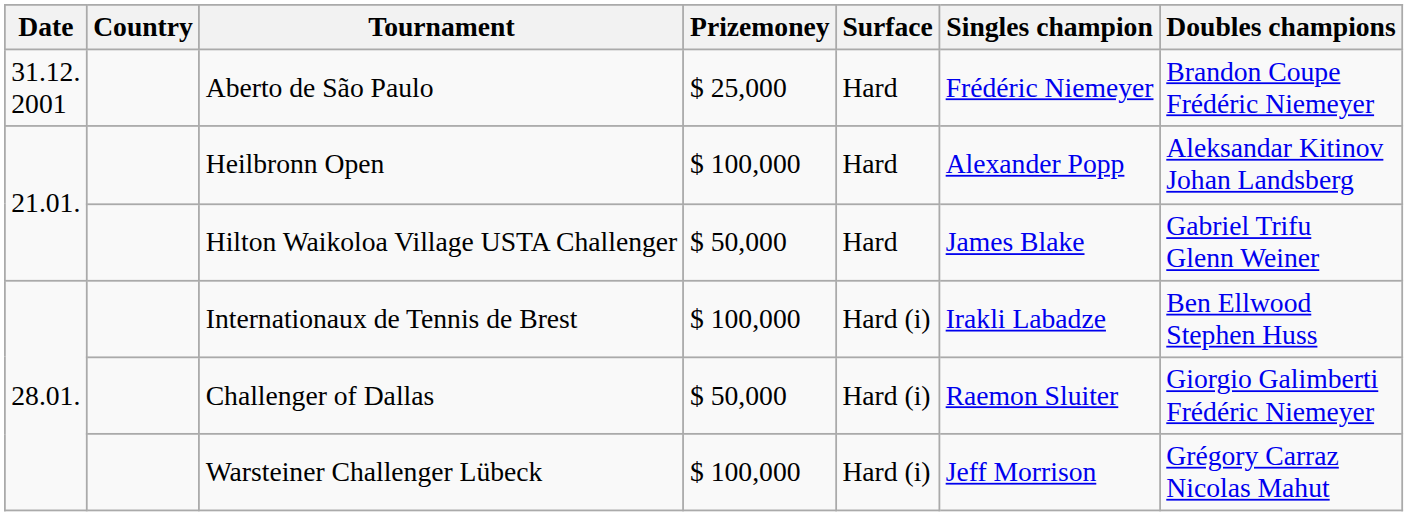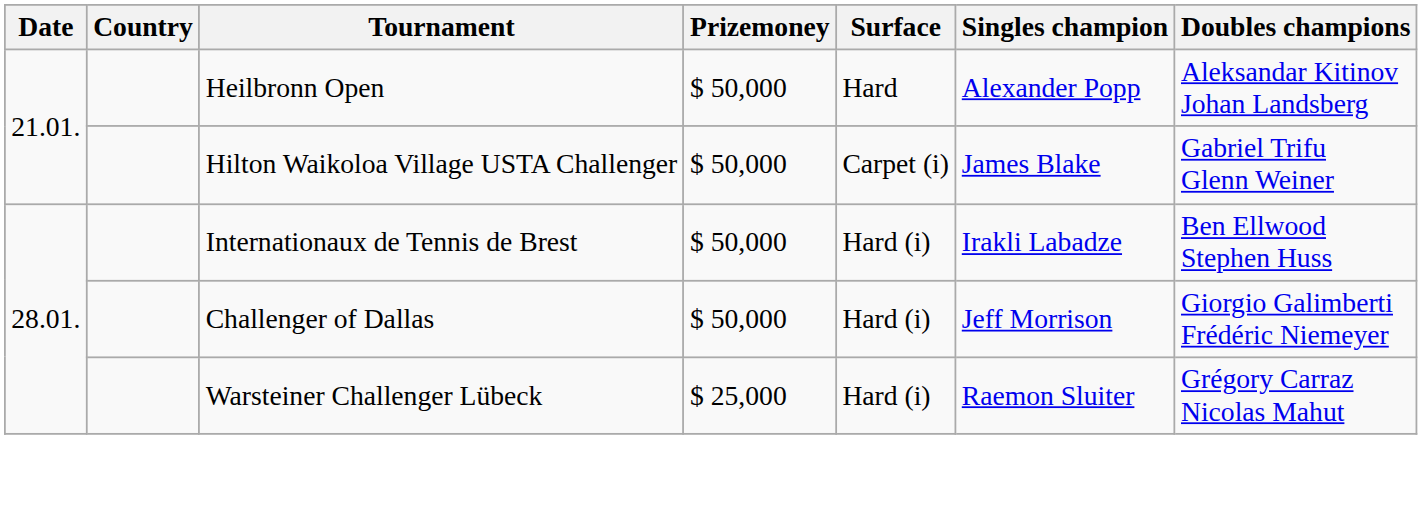- row: (320, 87)
(745, 164) $ 100,000 -> (738, 87) $ 50,000
(870, 241) Hard -> (896, 164) Carpet (i)
(745, 317) $ 100,000 -> (738, 241) $ 50,000
(1032, 394) Raemon Sluiter -> (1037, 317) Jeff Morrison
(745, 471) $ 100,000 -> (738, 394) $ 25,000
(1021, 471) Jeff Morrison -> (1048, 394) Raemon Sluiter
